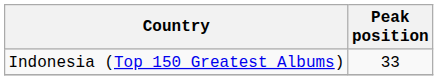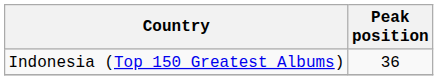(390, 62) 33 -> (390, 62) 36
